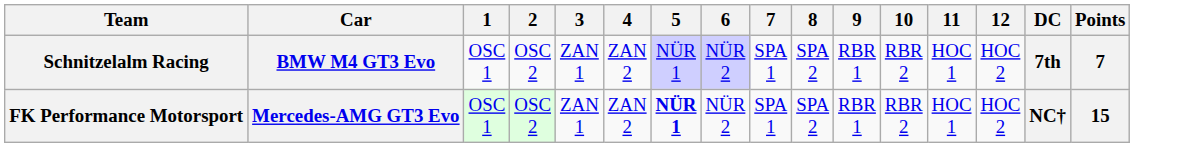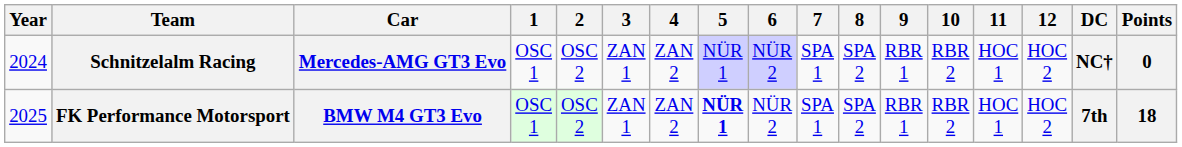+ column: (28, 19)
(356, 61) BMW M4 GT3 Evo -> (403, 61) Mercedes-AMG GT3 Evo
(1048, 61) 7th -> (1094, 61) NC†
(1100, 61) 7 -> (1147, 61) 0
(356, 115) Mercedes-AMG GT3 Evo -> (403, 115) BMW M4 GT3 Evo
(1048, 115) NC† -> (1094, 115) 7th
(1100, 115) 15 -> (1147, 115) 18
